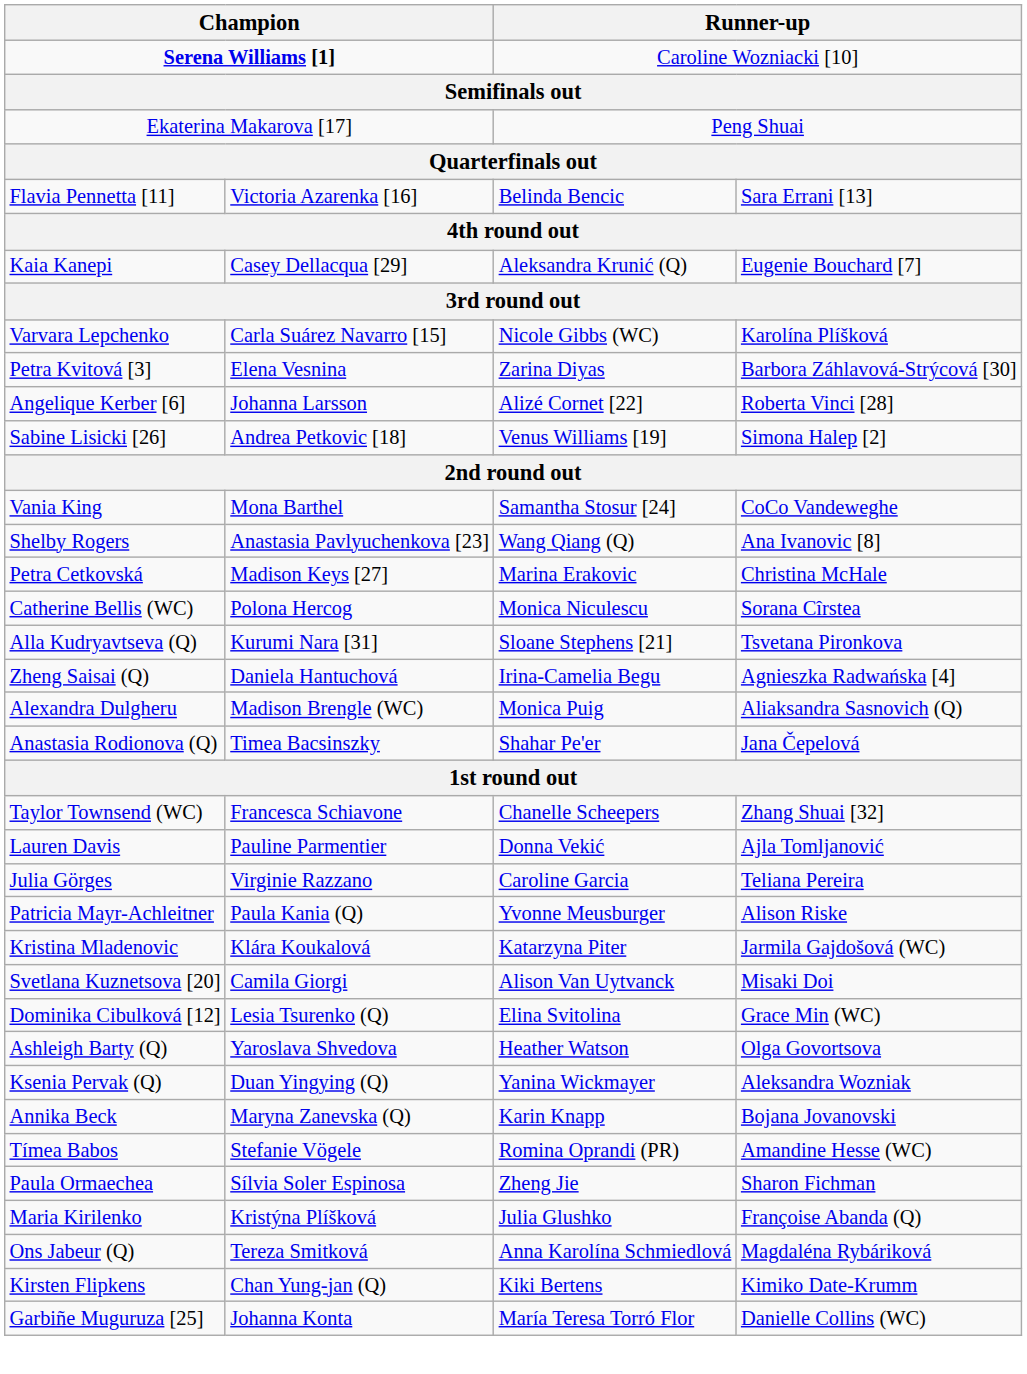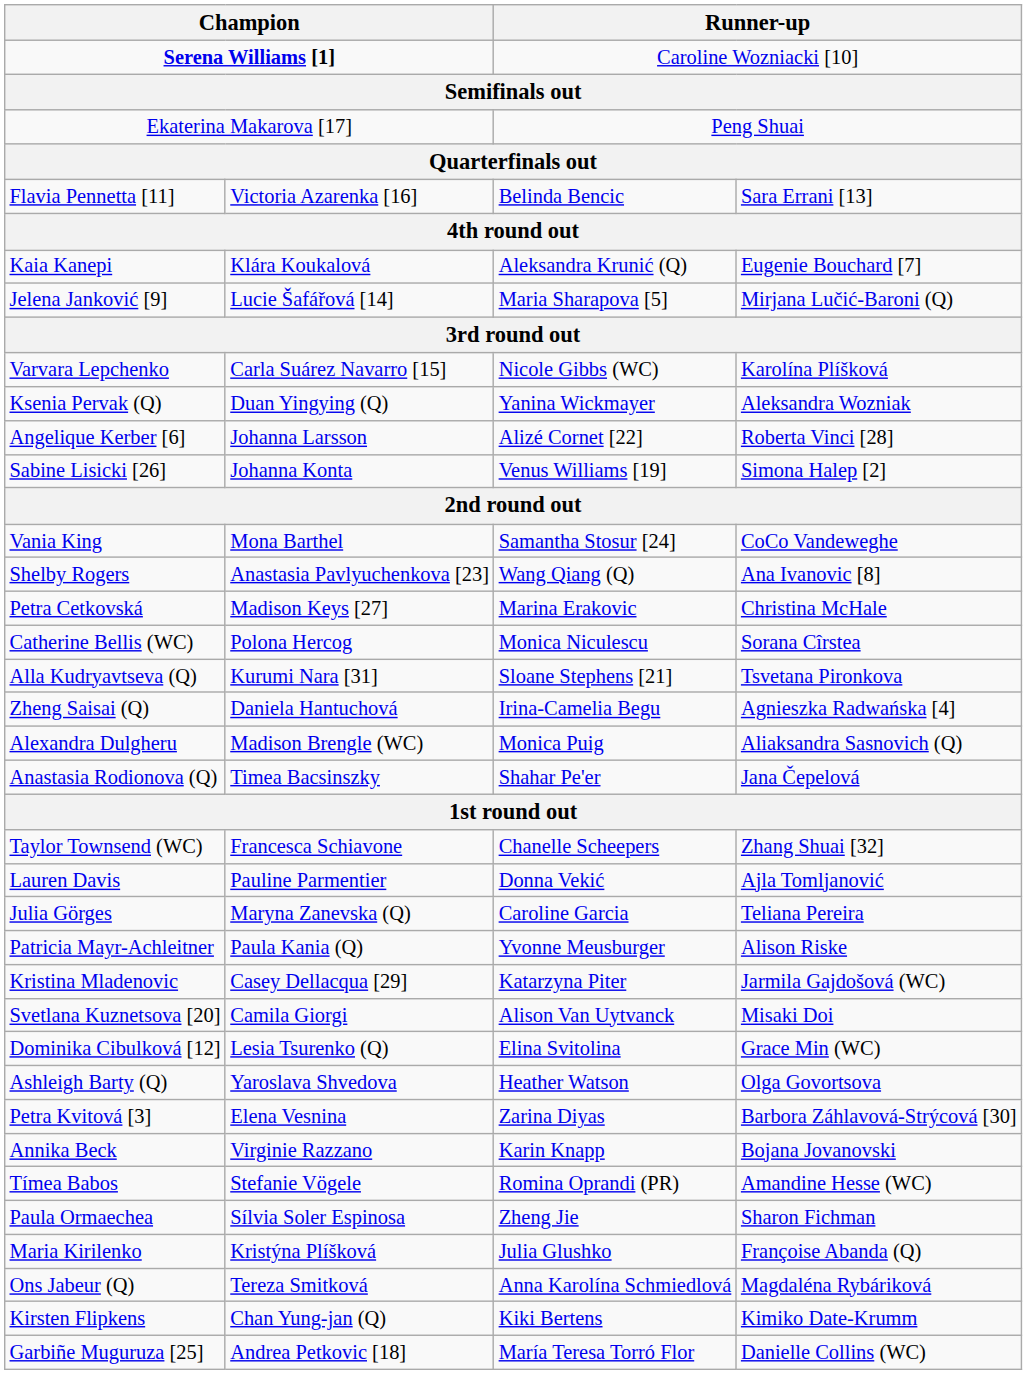(319, 266) Casey Dellacqua [29] -> (300, 266) Klára Koukalová
+ row: (88, 300)
rows swapped: (80, 370) <-> (86, 1082)
(318, 437) Andrea Petkovic [18] -> (291, 471) Johanna Konta
(301, 880) Virginie Razzano -> (320, 914) Maryna Zanevska (Q)
(300, 947) Klára Koukalová -> (319, 981) Casey Dellacqua [29]
(320, 1116) Maryna Zanevska (Q) -> (301, 1150) Virginie Razzano
(291, 1318) Johanna Konta -> (318, 1352) Andrea Petkovic [18]
